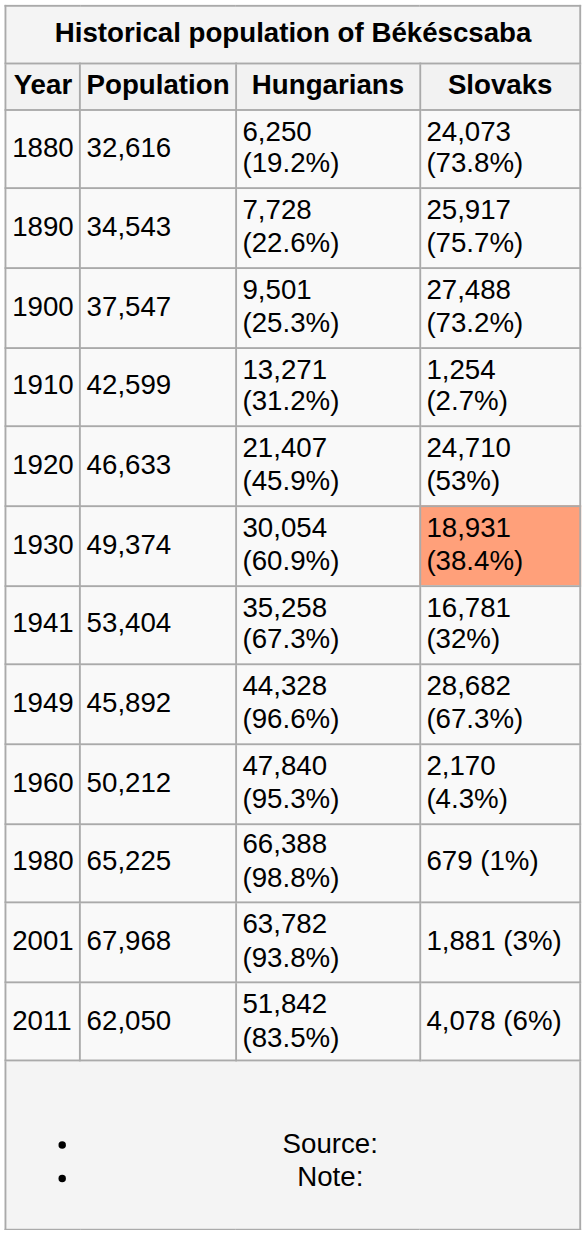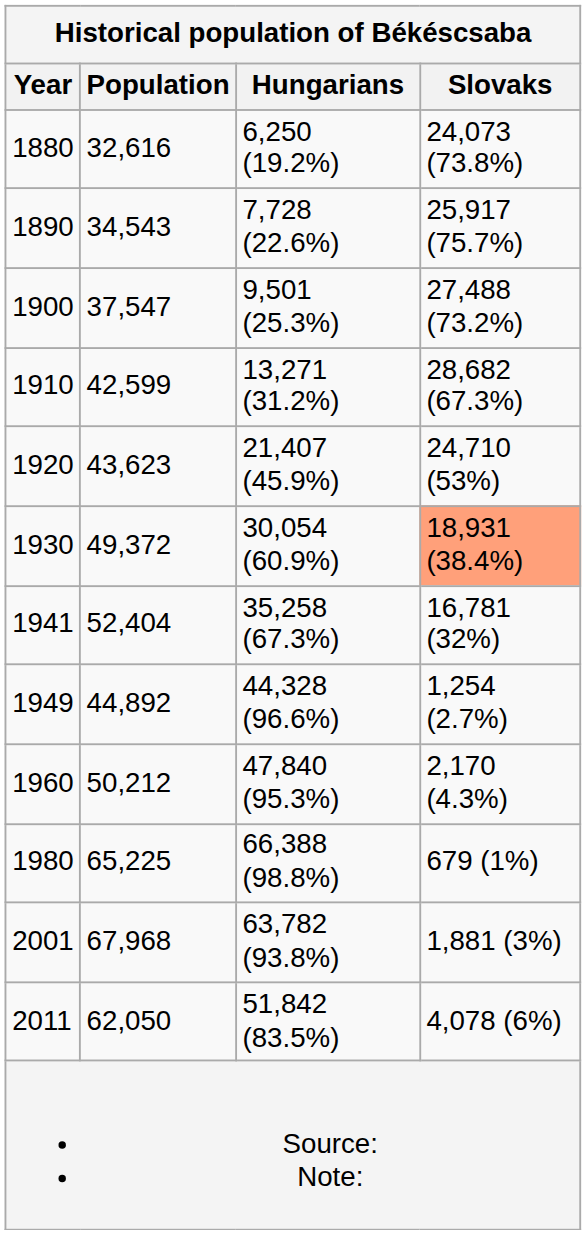(467, 385) 1,254 (2.7%) -> (475, 385) 28,682 (67.3%)
(129, 465) 46,633 -> (129, 465) 43,623
(129, 544) 49,374 -> (129, 544) 49,372
(129, 623) 53,404 -> (129, 623) 52,404
(129, 703) 45,892 -> (129, 703) 44,892
(475, 703) 28,682 (67.3%) -> (467, 703) 1,254 (2.7%)
